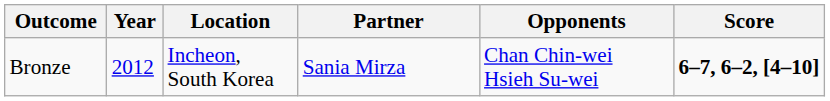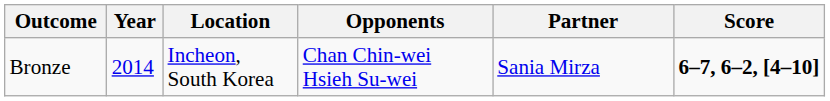columns swapped: (389, 21) <-> (576, 21)
(133, 66) 2012 -> (133, 66) 2014
